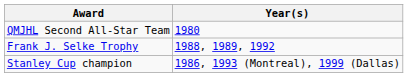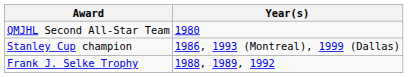rows swapped: (73, 47) <-> (69, 64)
